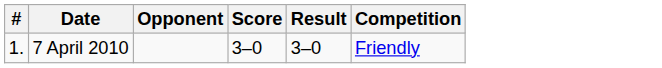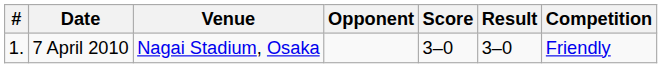+ column: (228, 18)
